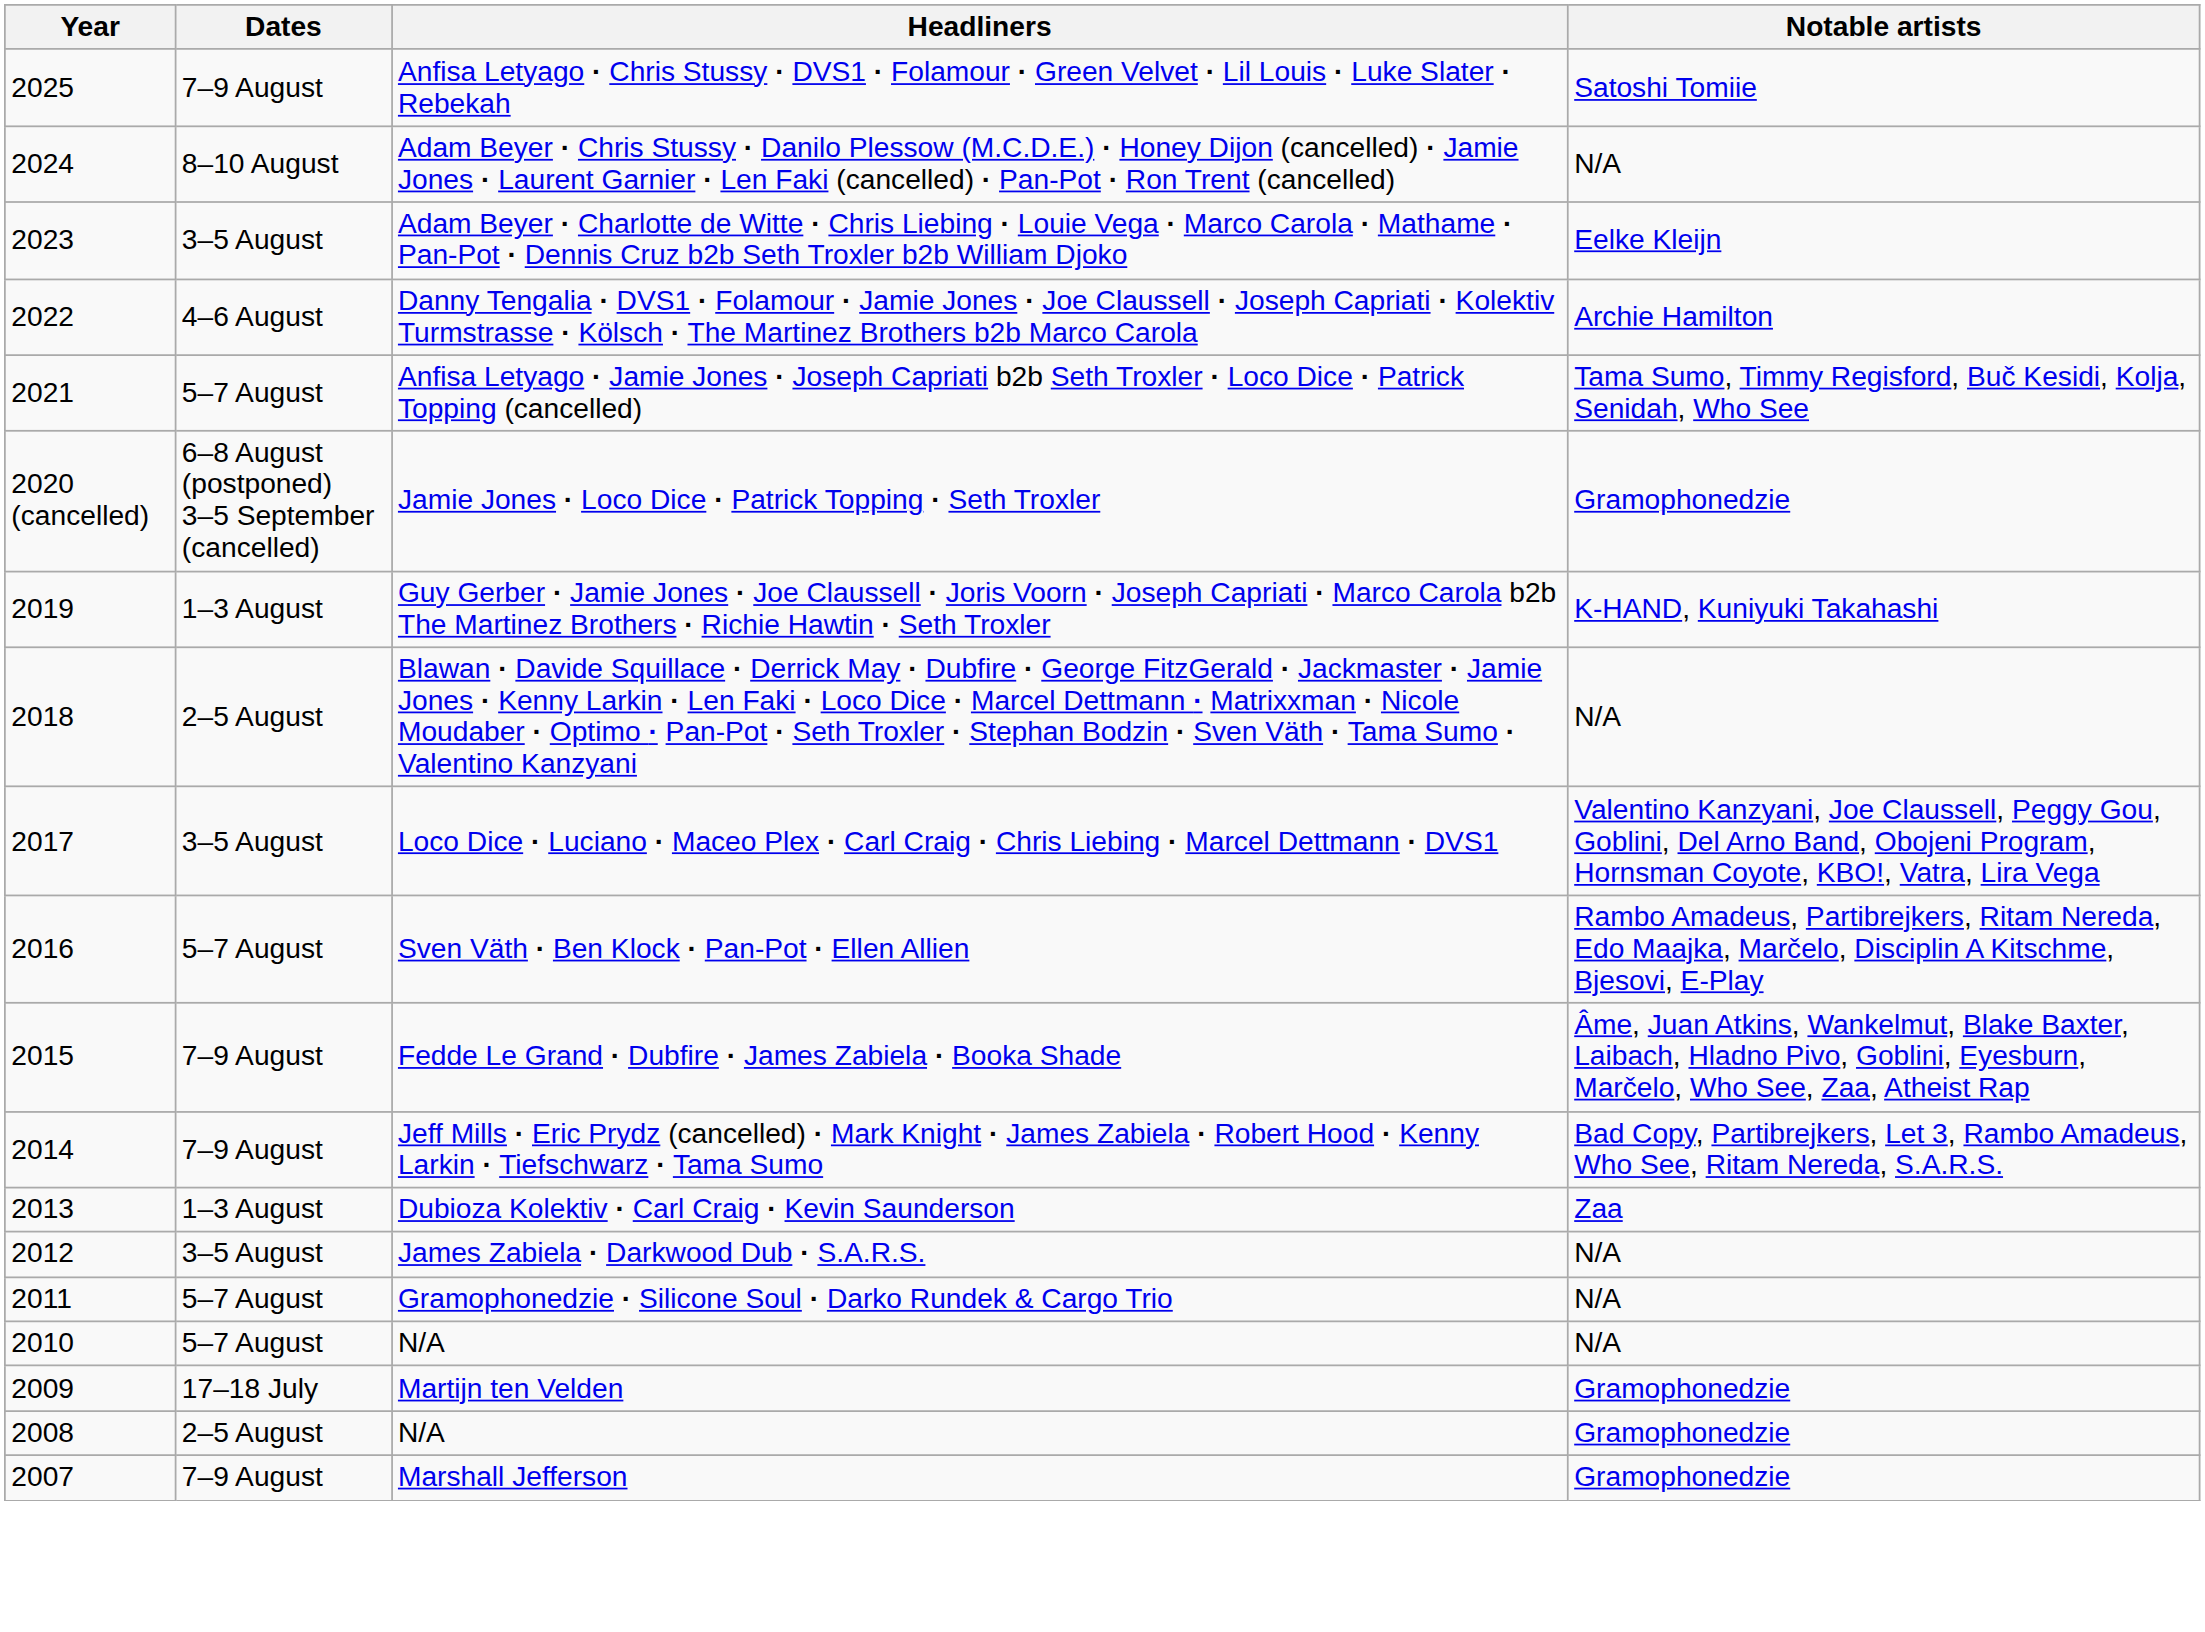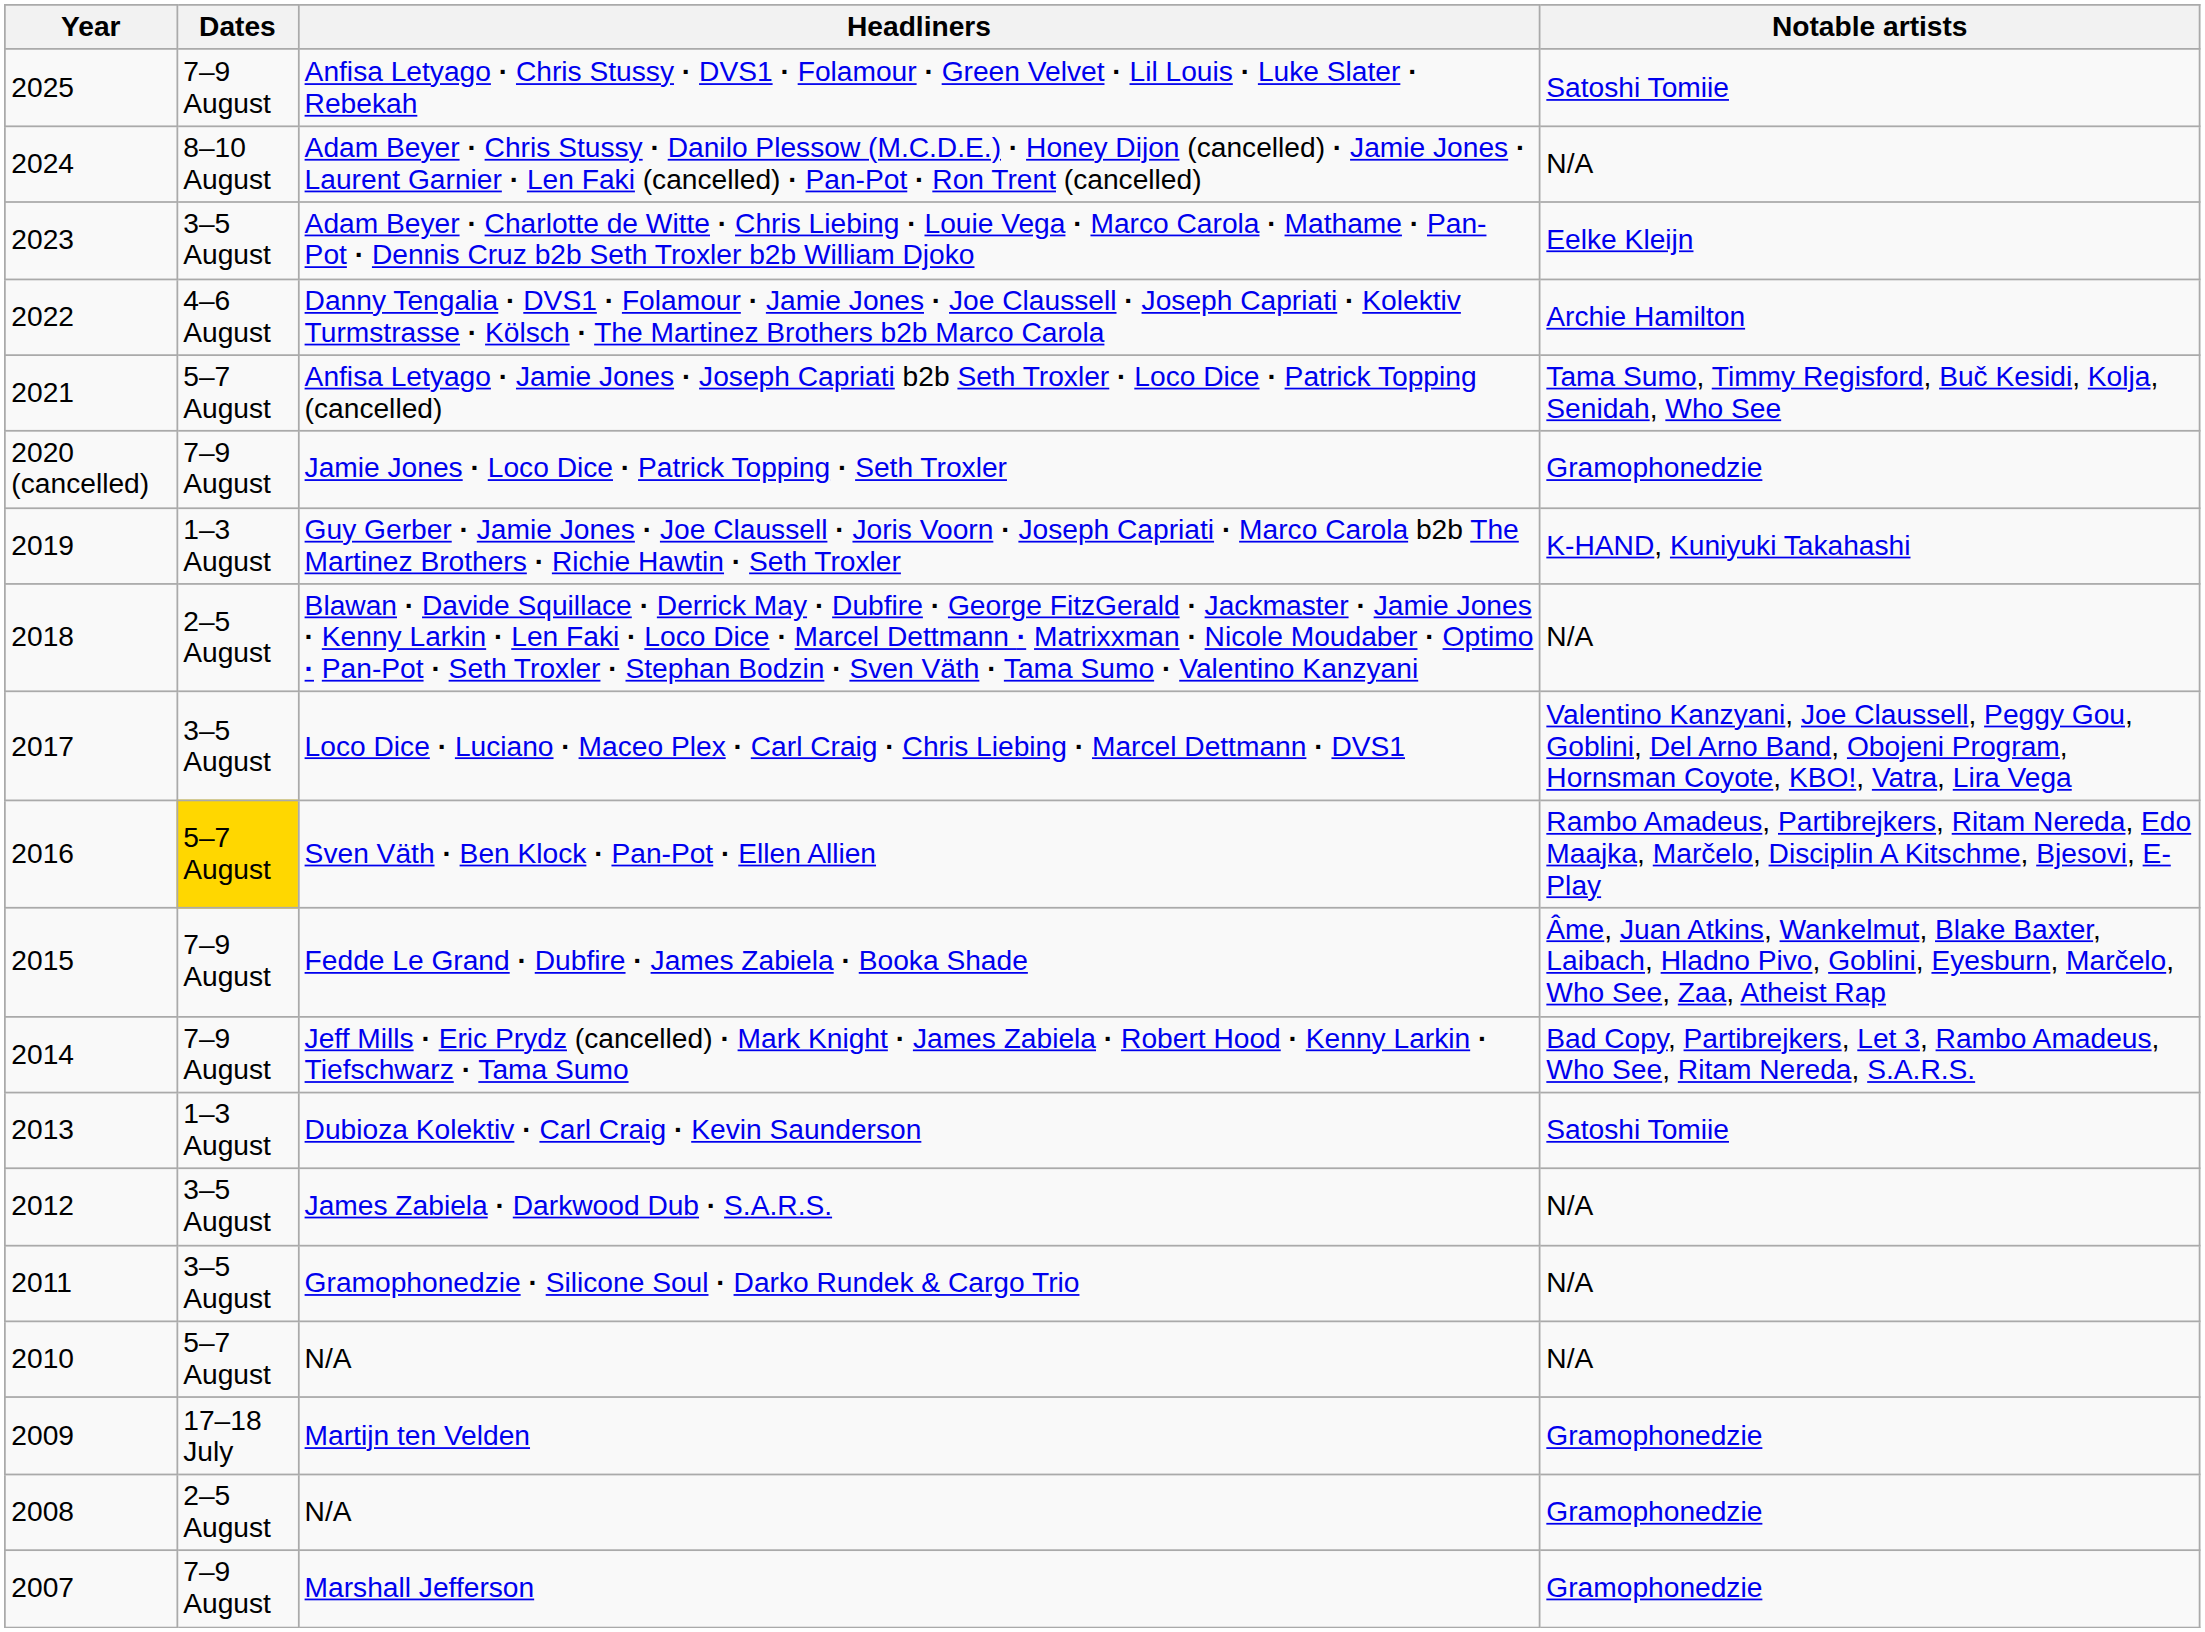(278, 500) 6–8 August (postponed) 3–5 September (cancelled) -> (227, 469) 7–9 August
(252, 948) no background -> (227, 853) gold background
(1598, 1209) Zaa -> (1638, 1130) Satoshi Tomiie
(252, 1298) 5–7 August -> (227, 1282) 3–5 August
